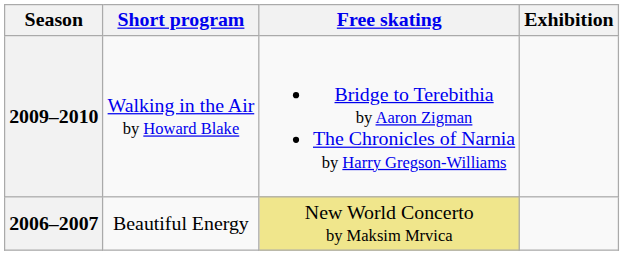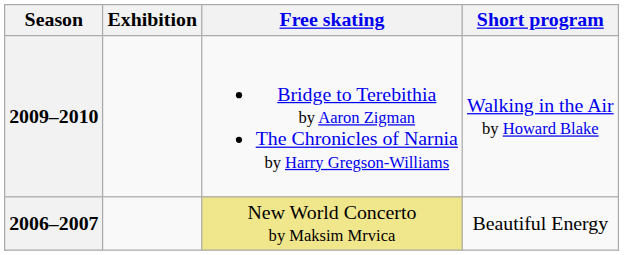columns swapped: (181, 20) <-> (569, 20)
